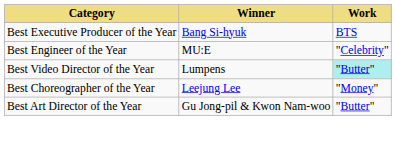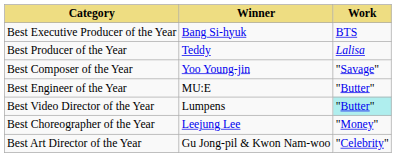+ row: (67, 50)
+ row: (70, 69)
(362, 50) "Celebrity" -> (355, 87) "Butter"
(355, 106) "Butter" -> (362, 143) "Celebrity"
